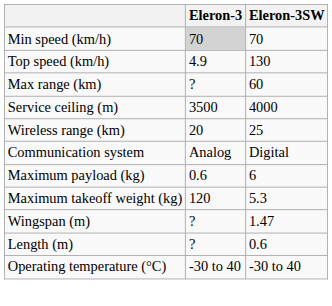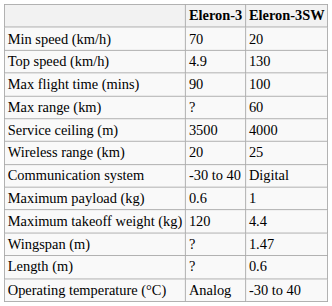(196, 38) lightgrey background -> (196, 38) no background
(256, 38) 70 -> (256, 38) 20
+ row: (74, 84)
(210, 152) Analog -> (215, 175) -30 to 40
(252, 175) 6 -> (252, 198) 1
(258, 198) 5.3 -> (258, 221) 4.4
(215, 267) -30 to 40 -> (210, 289) Analog
